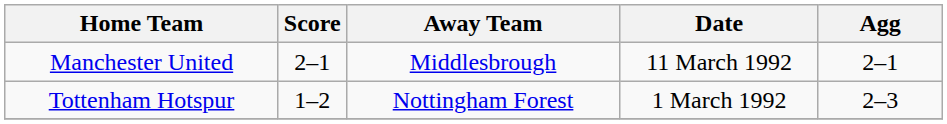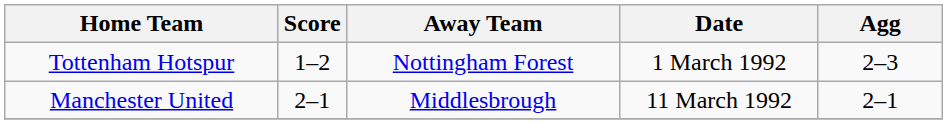rows swapped: (142, 61) <-> (142, 99)
